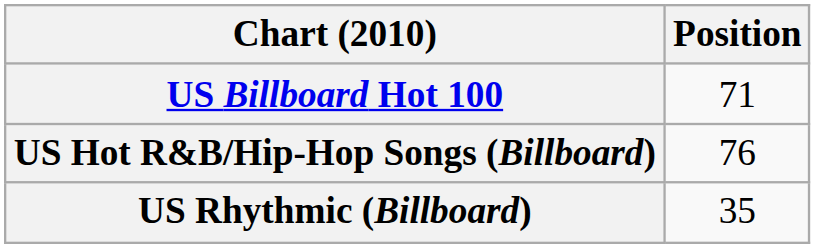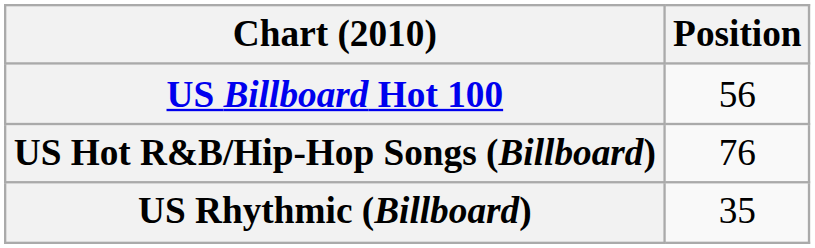(737, 93) 71 -> (737, 93) 56
